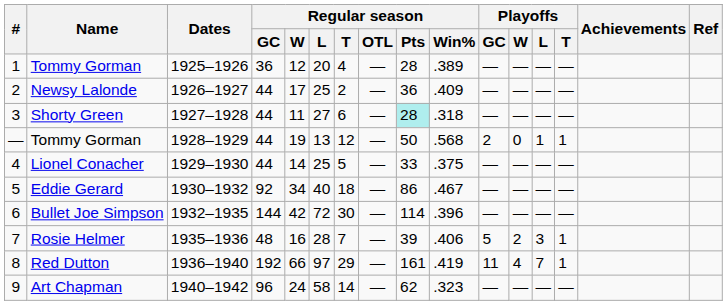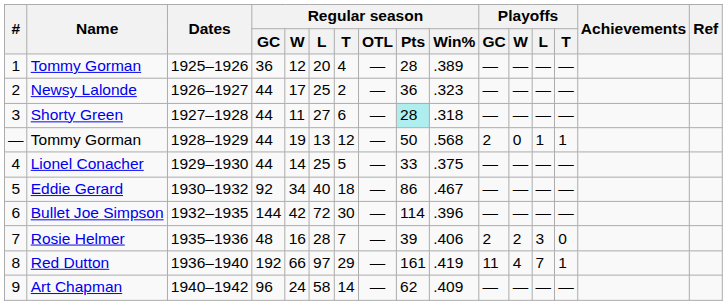(448, 90) .409 -> (448, 90) .323
(487, 238) 5 -> (487, 238) 2
(563, 238) 1 -> (563, 238) 0
(448, 287) .323 -> (448, 287) .409
